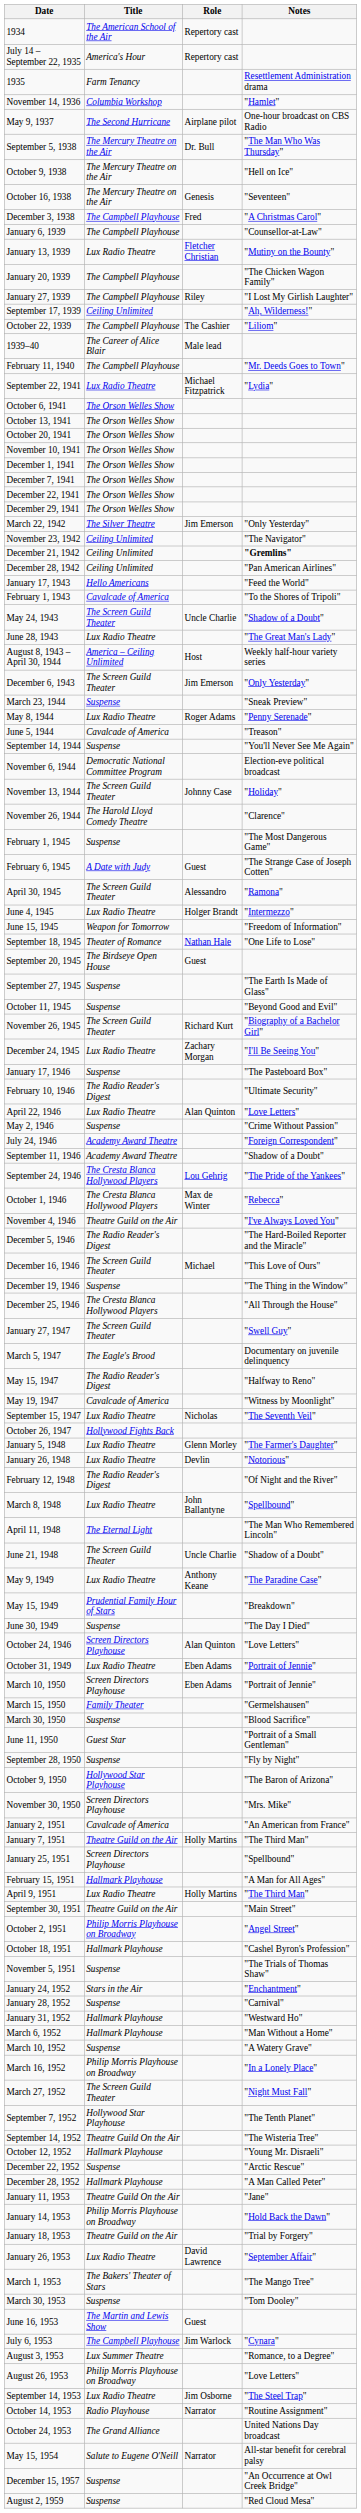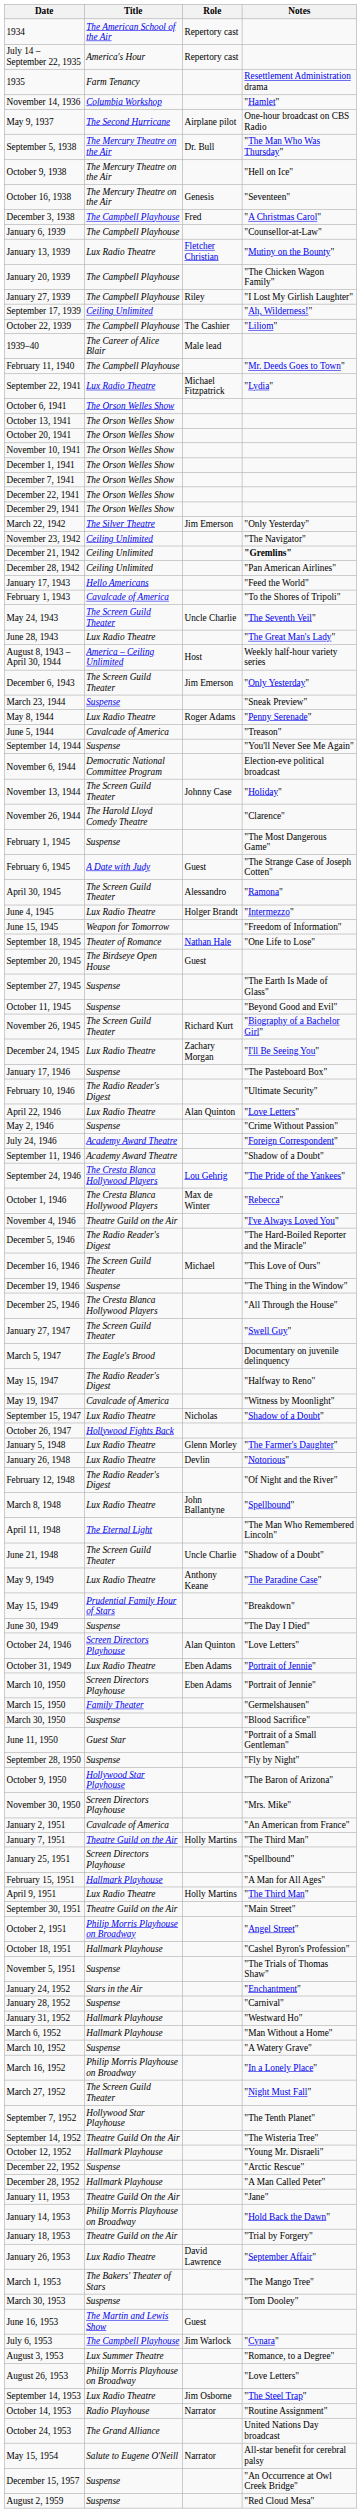(284, 617) "Shadow of a Doubt" -> (280, 617) "The Seventh Veil"
(280, 1416) "The Seventh Veil" -> (284, 1416) "Shadow of a Doubt"
